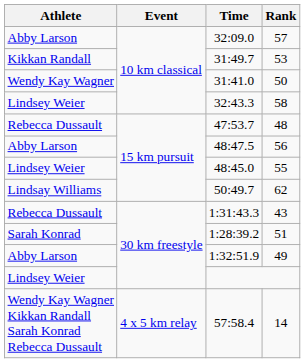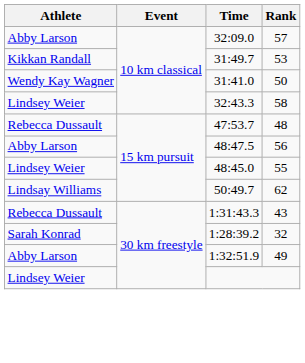(281, 234) 51 -> (281, 234) 32
- row: (234, 323)
